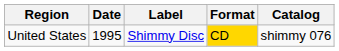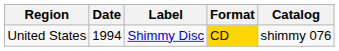(107, 35) 1995 -> (107, 35) 1994
